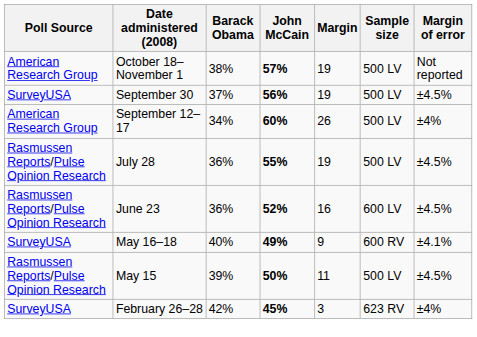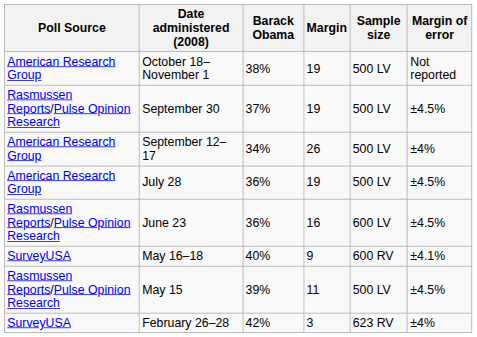- column: (287, 28)
(39, 94) SurveyUSA -> (69, 108) Rasmussen Reports/Pulse Opinion Research
(57, 161) Rasmussen Reports/Pulse Opinion Research -> (61, 182) American Research Group
